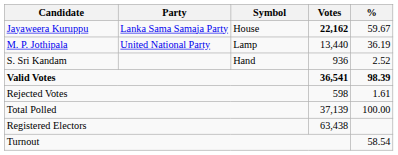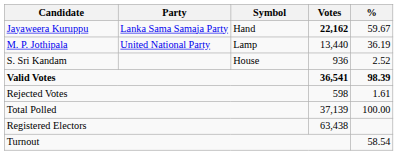(246, 28) House -> (244, 28) Hand
(244, 61) Hand -> (246, 61) House
